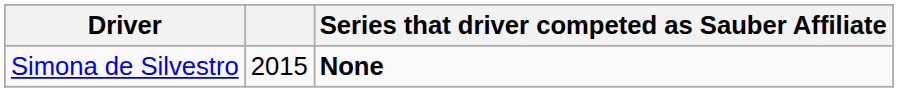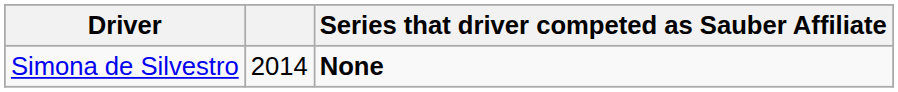(279, 66) 2015 -> (279, 66) 2014
